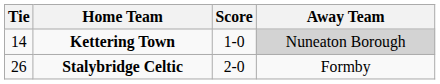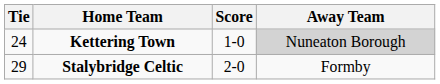(19, 41) 14 -> (19, 41) 24
(19, 66) 26 -> (19, 66) 29
